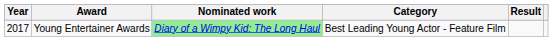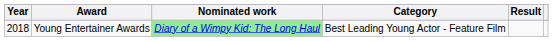(18, 28) 2017 -> (18, 28) 2018
